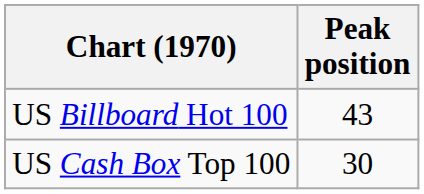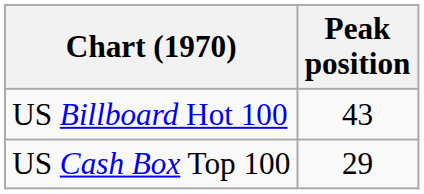(358, 163) 30 -> (358, 163) 29
